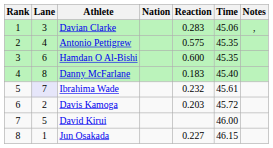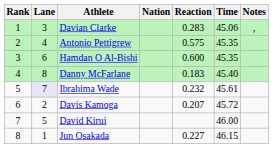(193, 105) 0.203 -> (193, 105) 0.207
